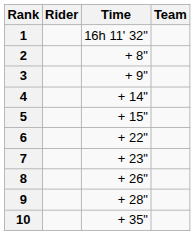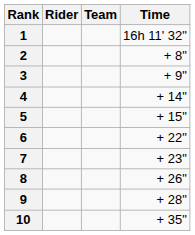columns swapped: (170, 14) <-> (116, 14)
